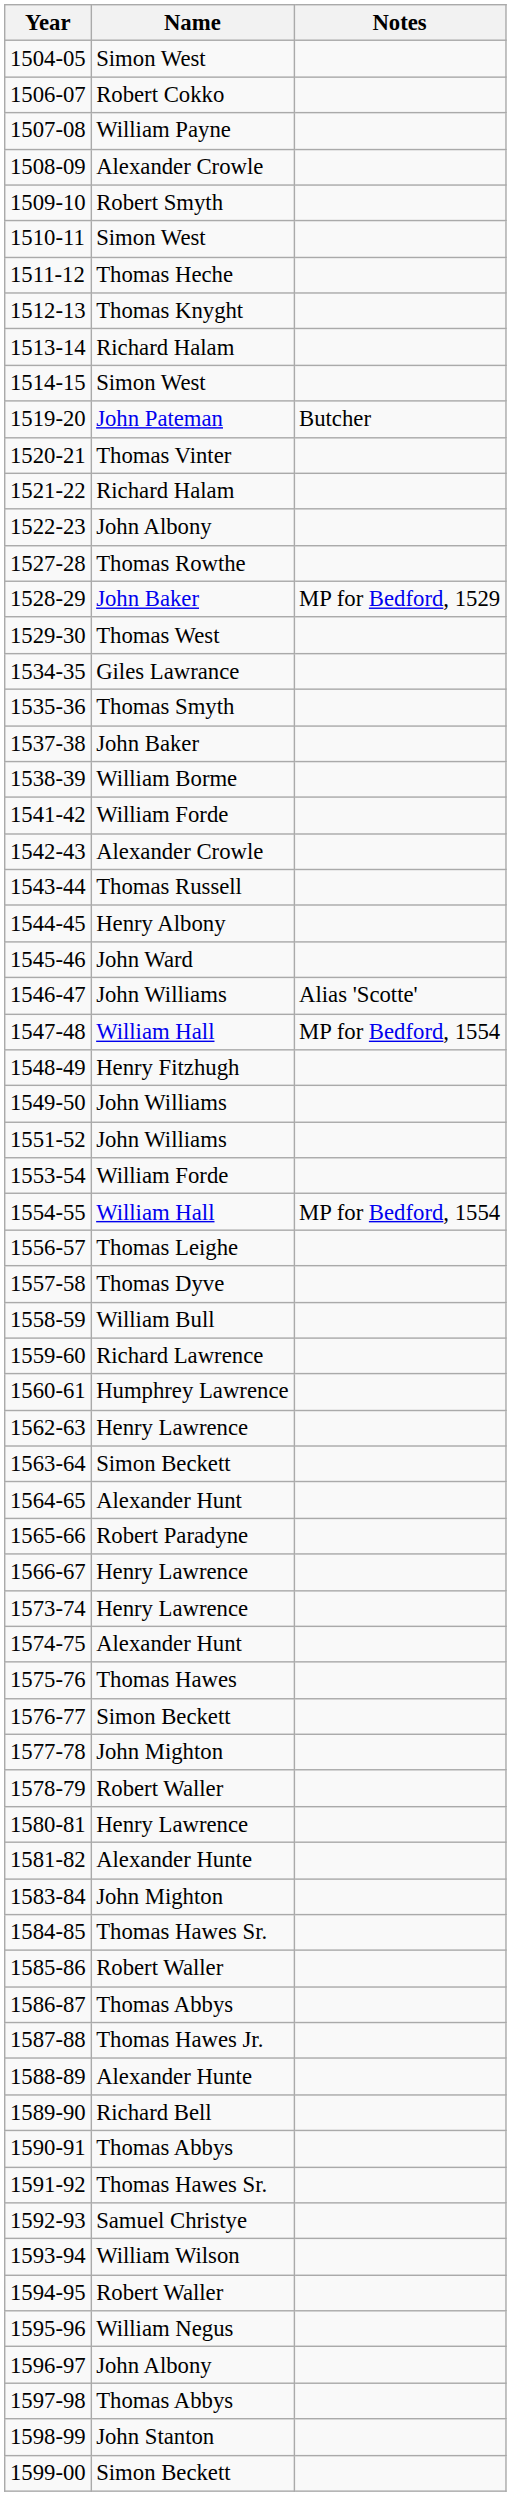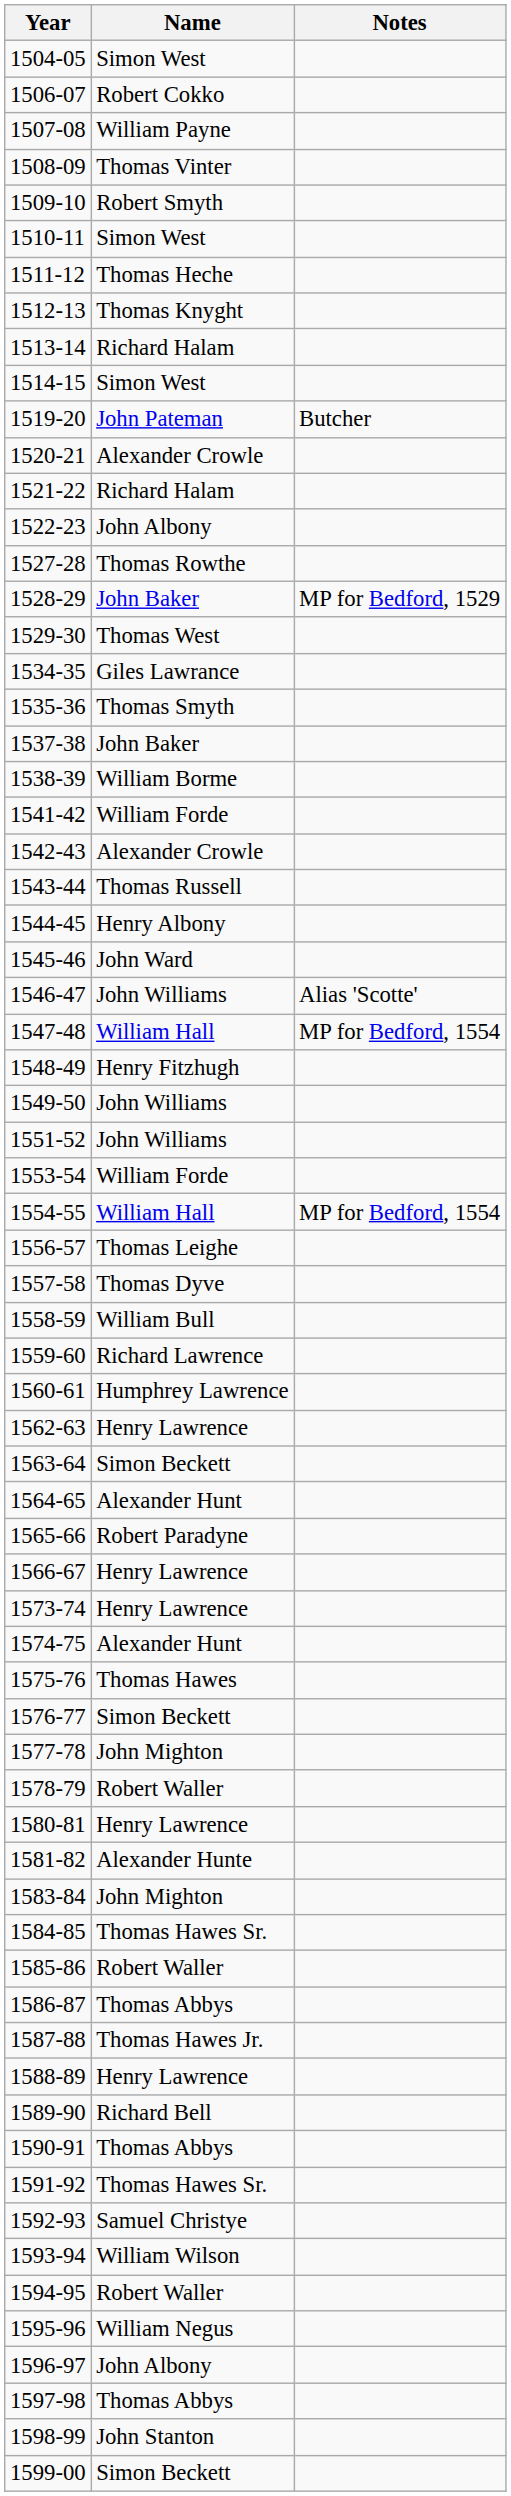(180, 166) Alexander Crowle -> (164, 166) Thomas Vinter
(164, 454) Thomas Vinter -> (180, 454) Alexander Crowle
(174, 2076) Alexander Hunte -> (172, 2076) Henry Lawrence
